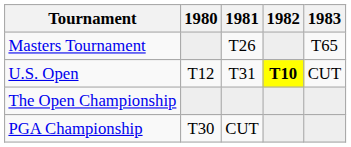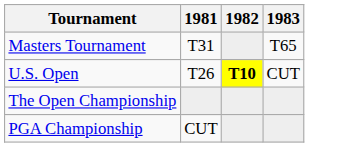- column: (201, 18)
(242, 46) T26 -> (201, 46) T31
(242, 73) T31 -> (201, 73) T26
